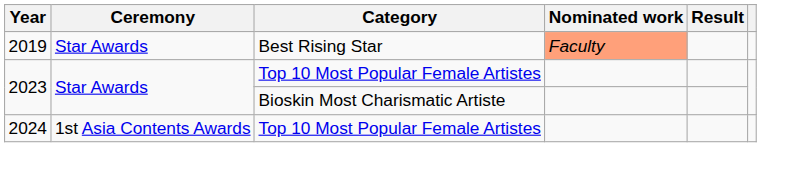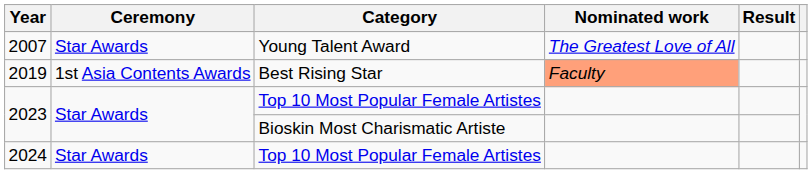+ row: (28, 45)
(101, 45) Star Awards -> (153, 73) 1st Asia Contents Awards
(153, 127) 1st Asia Contents Awards -> (101, 155) Star Awards
